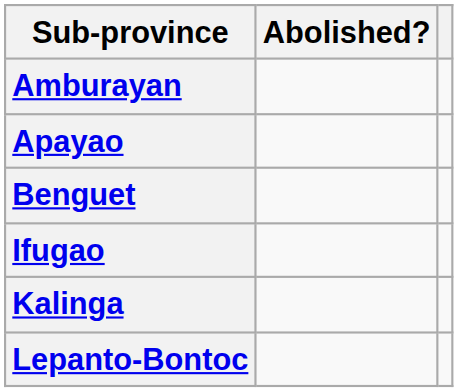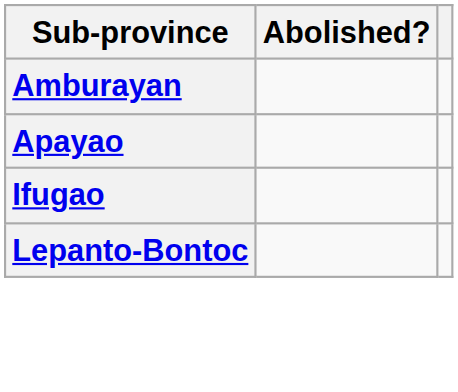- row: (74, 195)
- row: (68, 304)
